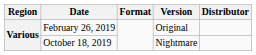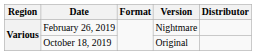(172, 27) Original -> (176, 27) Nightmare
(176, 43) Nightmare -> (172, 43) Original
